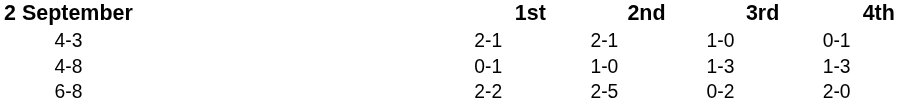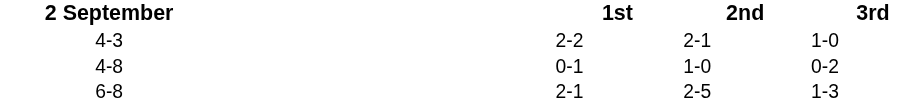- column: (879, 13)
(488, 41) 2-1 -> (570, 41) 2-2
(721, 66) 1-3 -> (825, 66) 0-2
(488, 91) 2-2 -> (570, 91) 2-1
(721, 91) 0-2 -> (825, 91) 1-3
